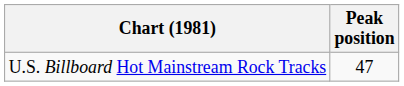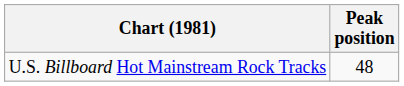(364, 66) 47 -> (364, 66) 48
